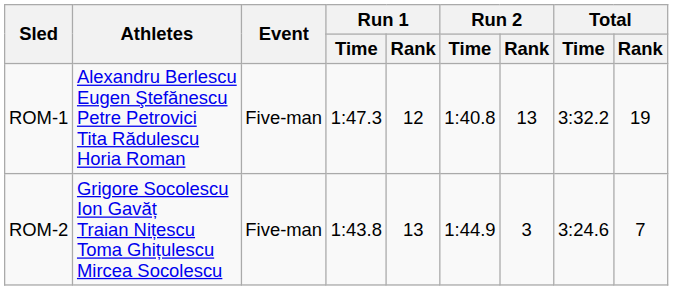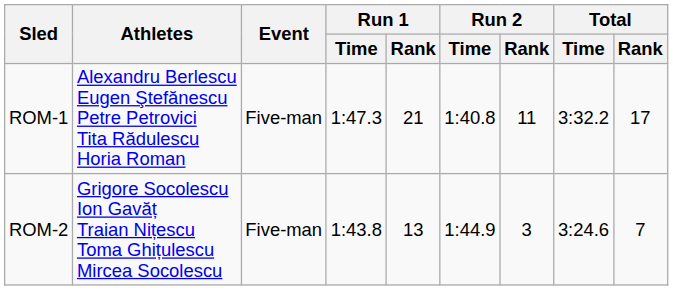(413, 119) 12 -> (413, 119) 21
(527, 119) 13 -> (527, 119) 11
(640, 119) 19 -> (640, 119) 17
